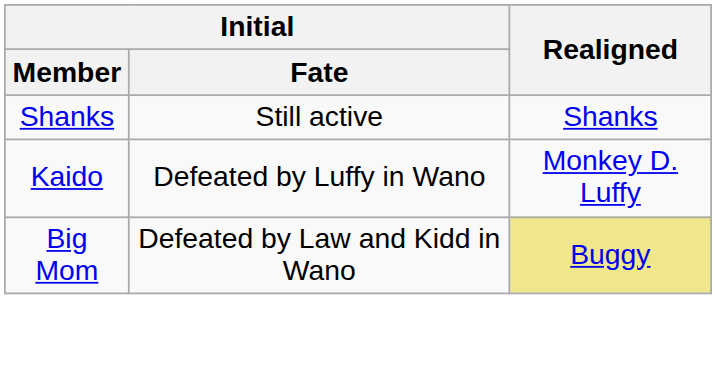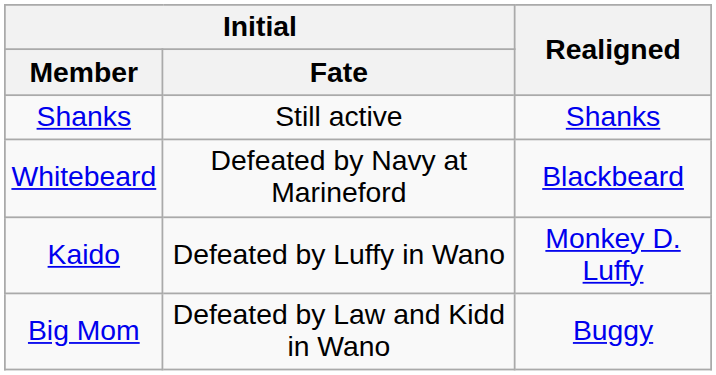+ row: (84, 177)
(610, 254) khaki background -> (613, 331) no background
